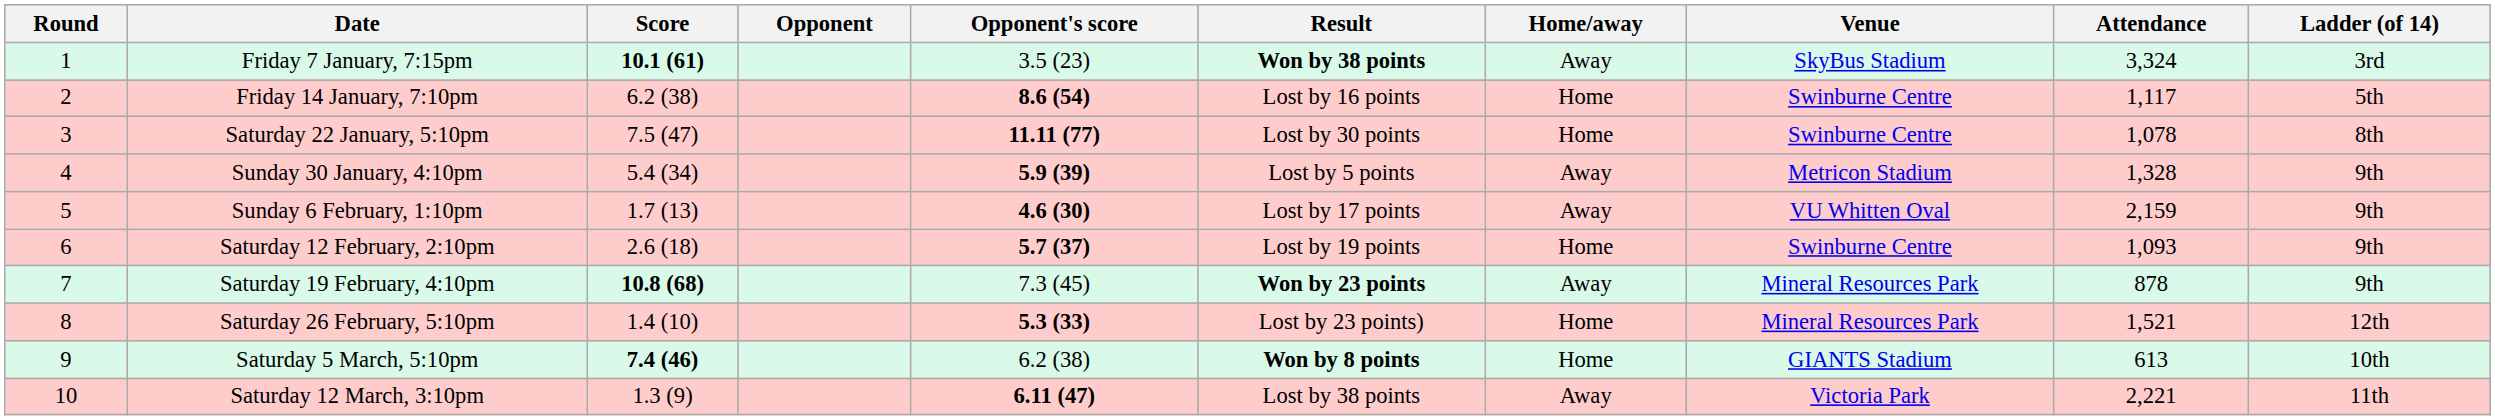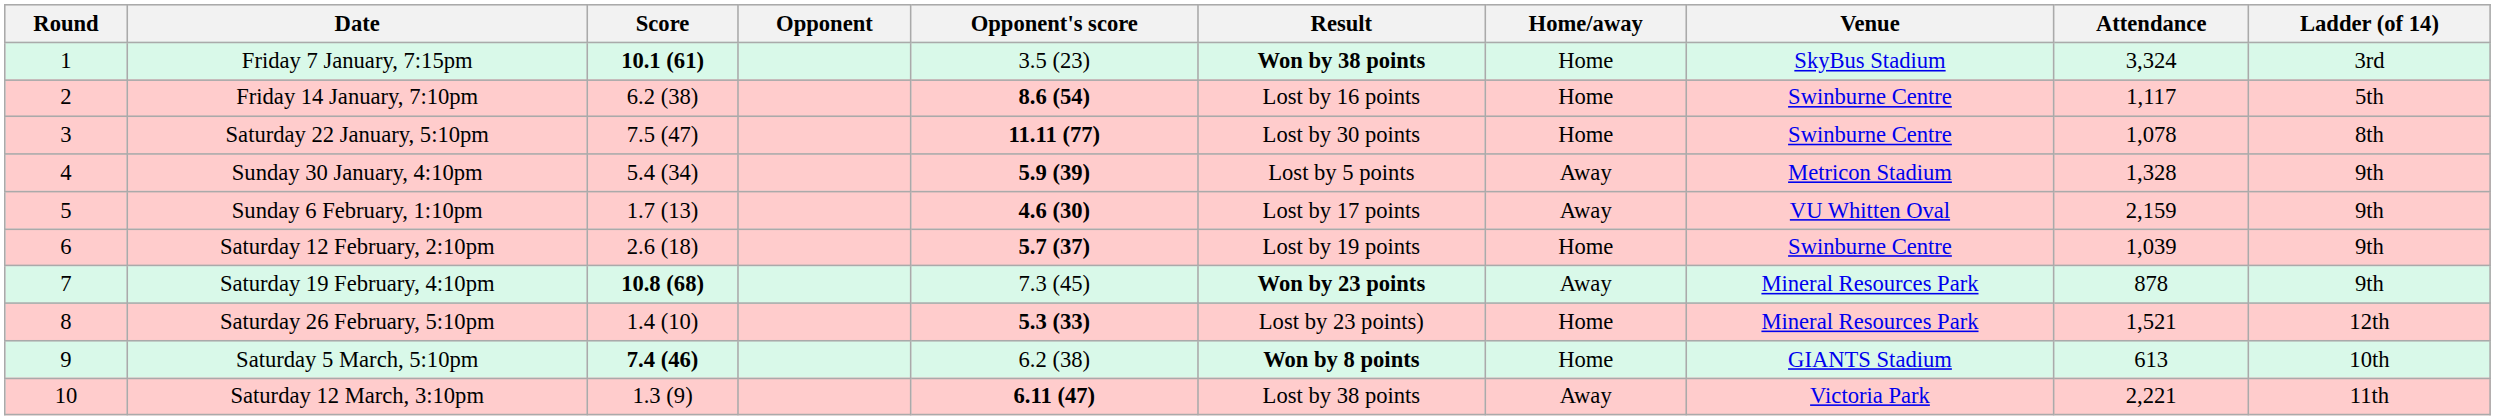(1586, 60) Away -> (1586, 60) Home
(2151, 247) 1,093 -> (2151, 247) 1,039
